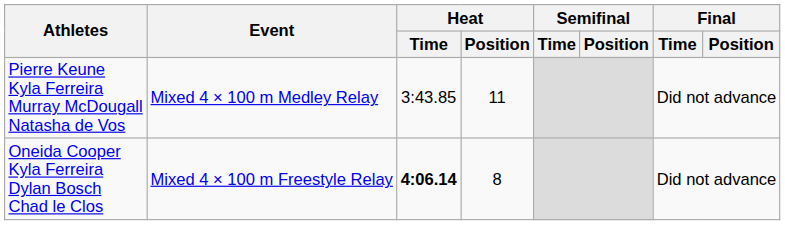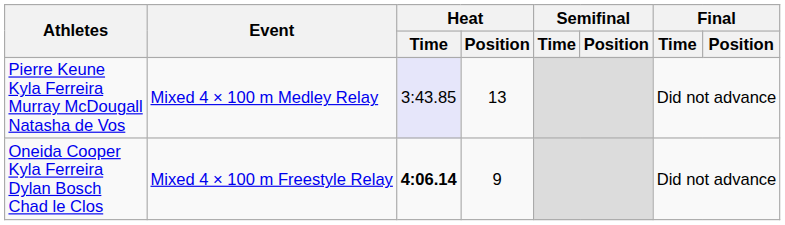(429, 98) no background -> (429, 98) lavender background
(497, 98) 11 -> (497, 98) 13
(497, 179) 8 -> (497, 179) 9
